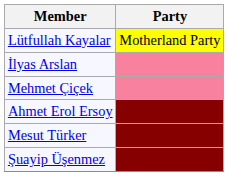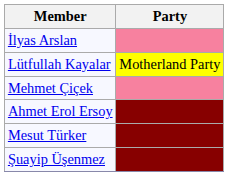rows swapped: (59, 40) <-> (42, 64)
